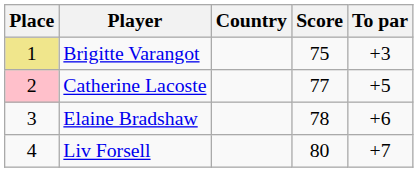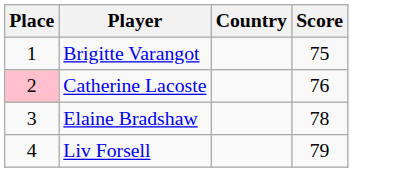- column: (380, 20)
(32, 53) khaki background -> (32, 53) no background
(320, 86) 77 -> (320, 86) 76
(320, 151) 80 -> (320, 151) 79
